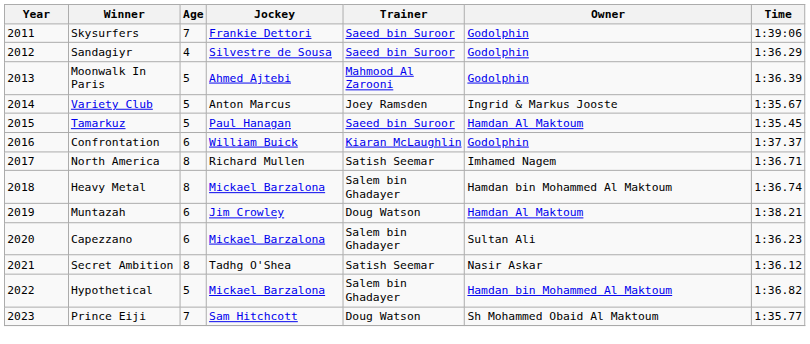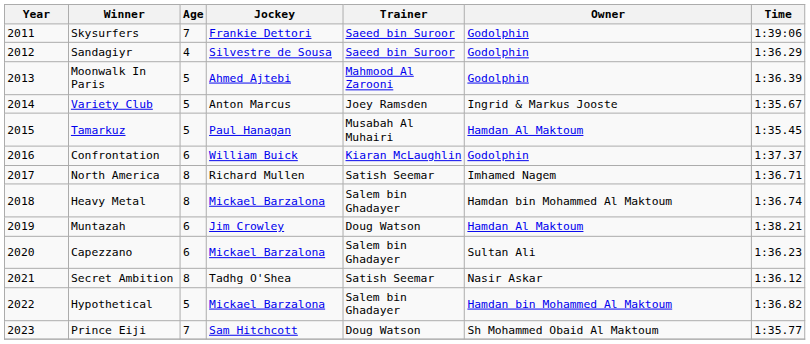(400, 123) Saeed bin Suroor -> (380, 129) Musabah Al Muhairi
